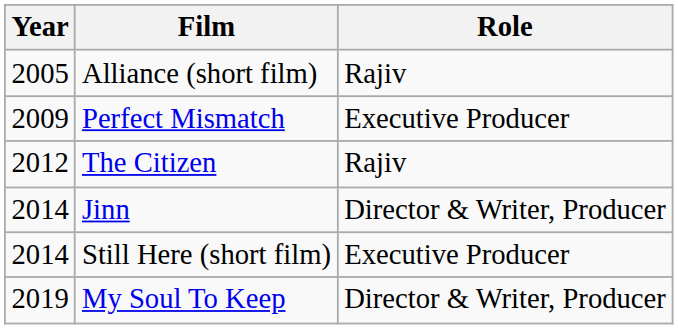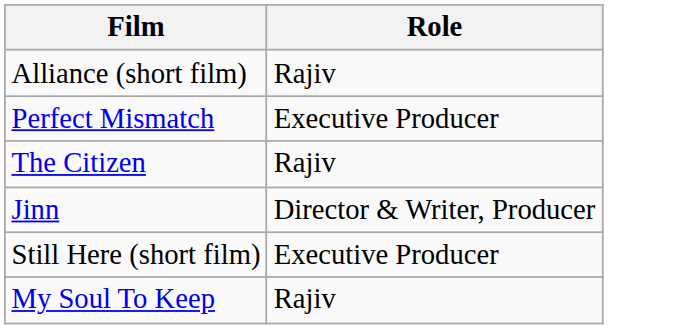- column: (40, 27)
(505, 299) Director & Writer, Producer -> (305, 299) Rajiv
